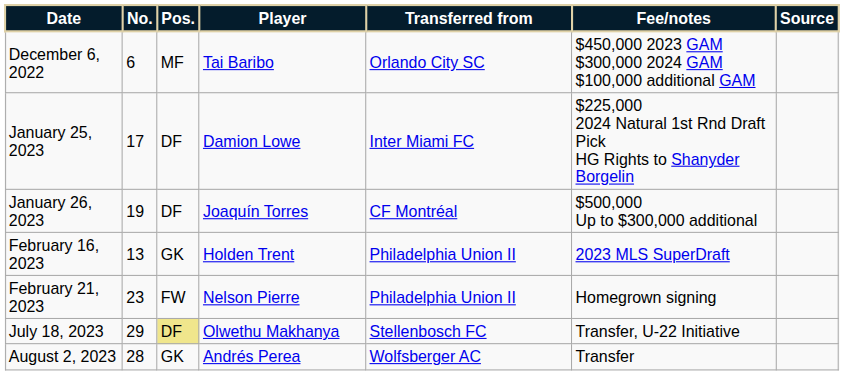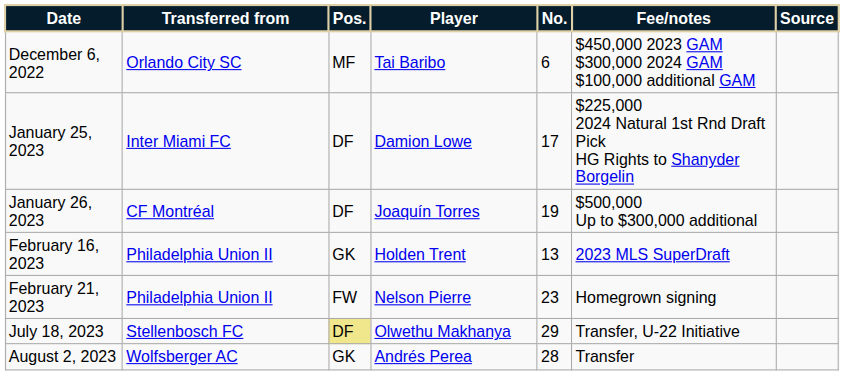columns swapped: (140, 18) <-> (469, 18)
